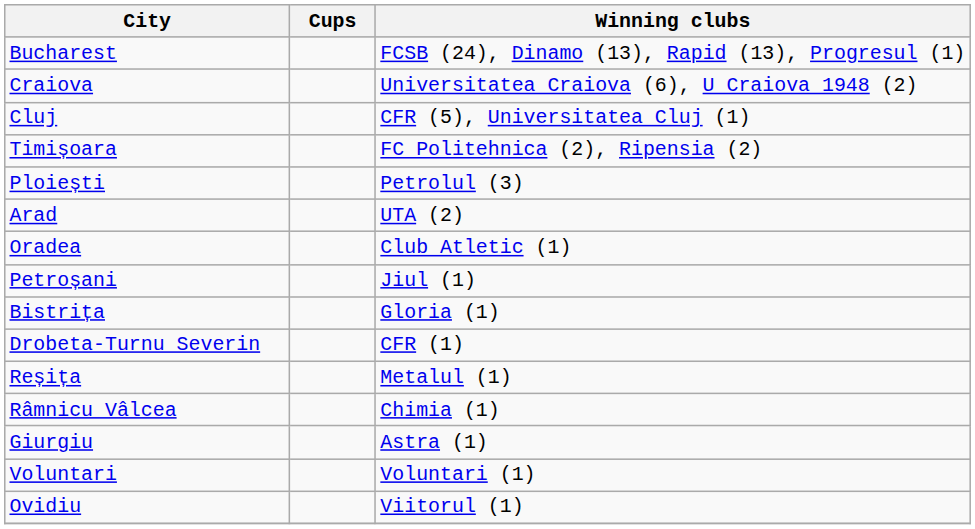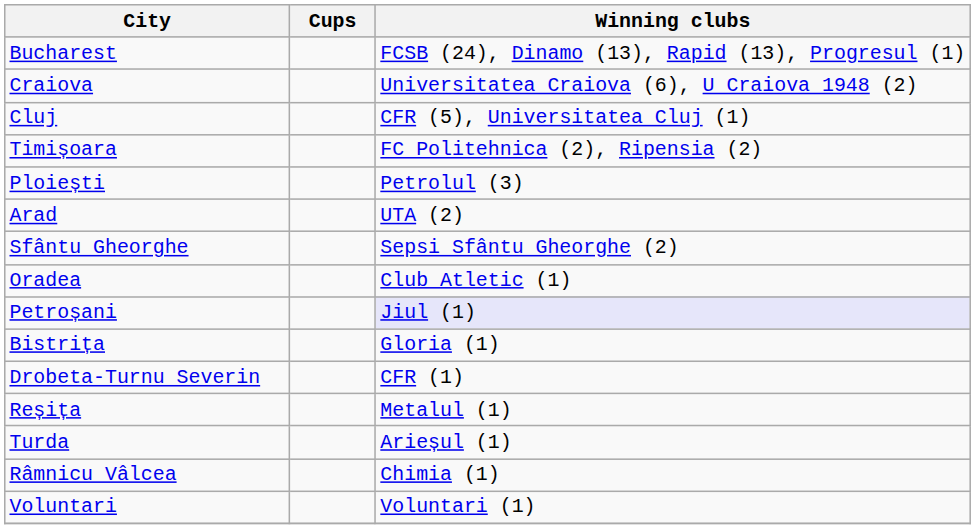+ row: (99, 248)
(428, 280) no background -> (428, 313) lavender background
+ row: (39, 442)
- row: (51, 442)
- row: (45, 507)
